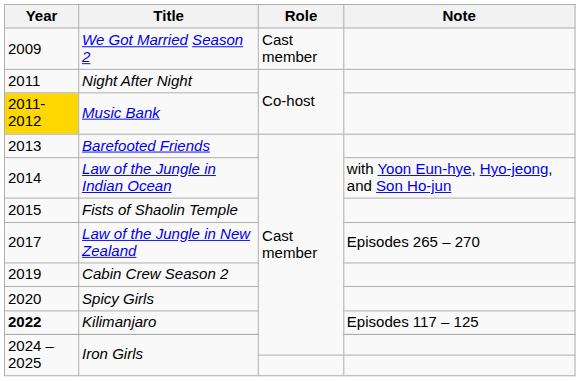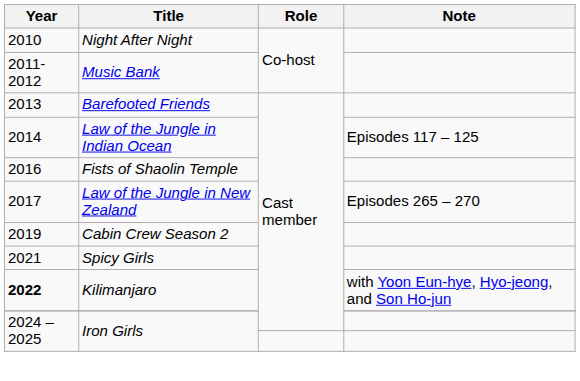- row: (163, 48)
(24, 81) 2011 -> (25, 40) 2010
(27, 113) gold background -> (27, 72) no background
(450, 177) with Yoon Eun-hye, Hyo-jeong, and Son Ho-jun -> (413, 137) Episodes 117 – 125
(25, 210) 2015 -> (25, 169) 2016
(25, 298) 2020 -> (25, 258) 2021
(413, 322) Episodes 117 – 125 -> (450, 290) with Yoon Eun-hye, Hyo-jeong, and Son Ho-jun
